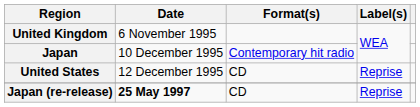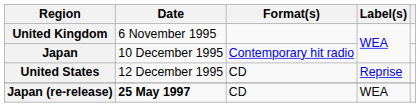(381, 92) Reprise -> (374, 92) WEA
